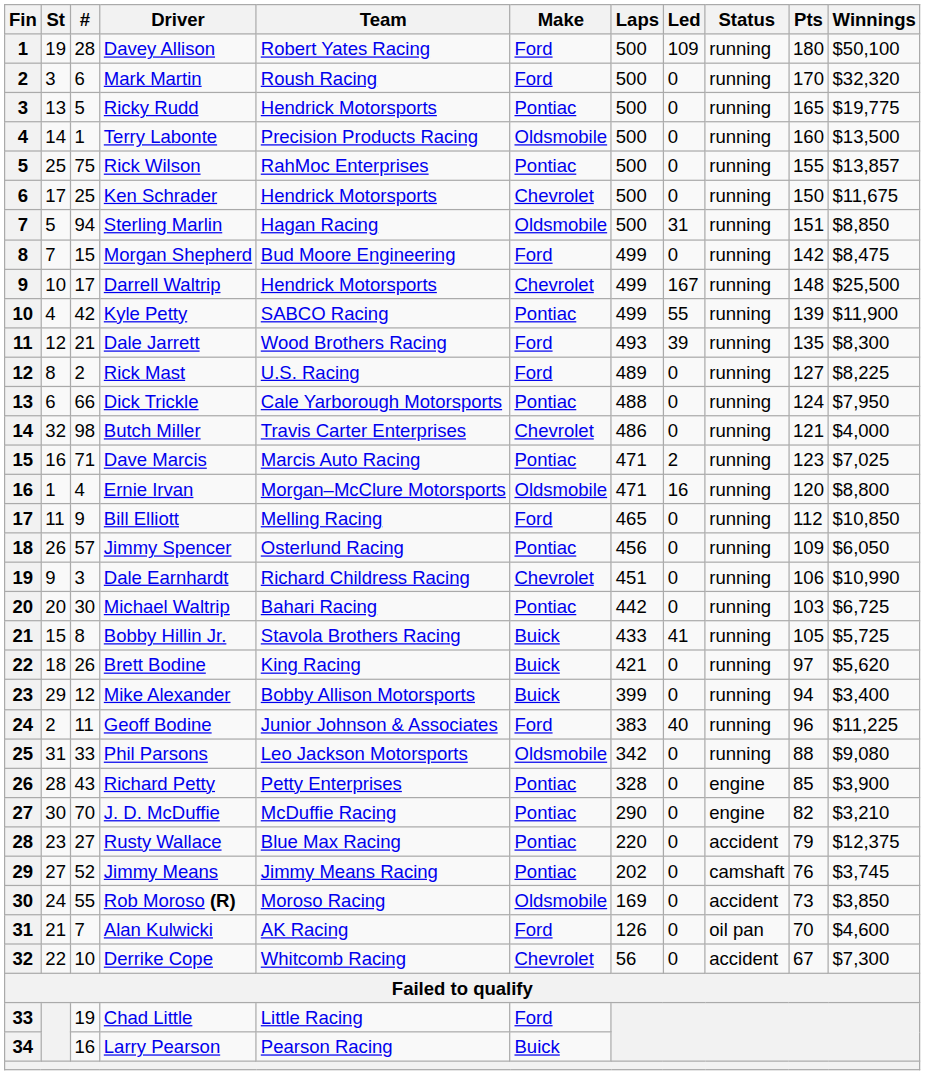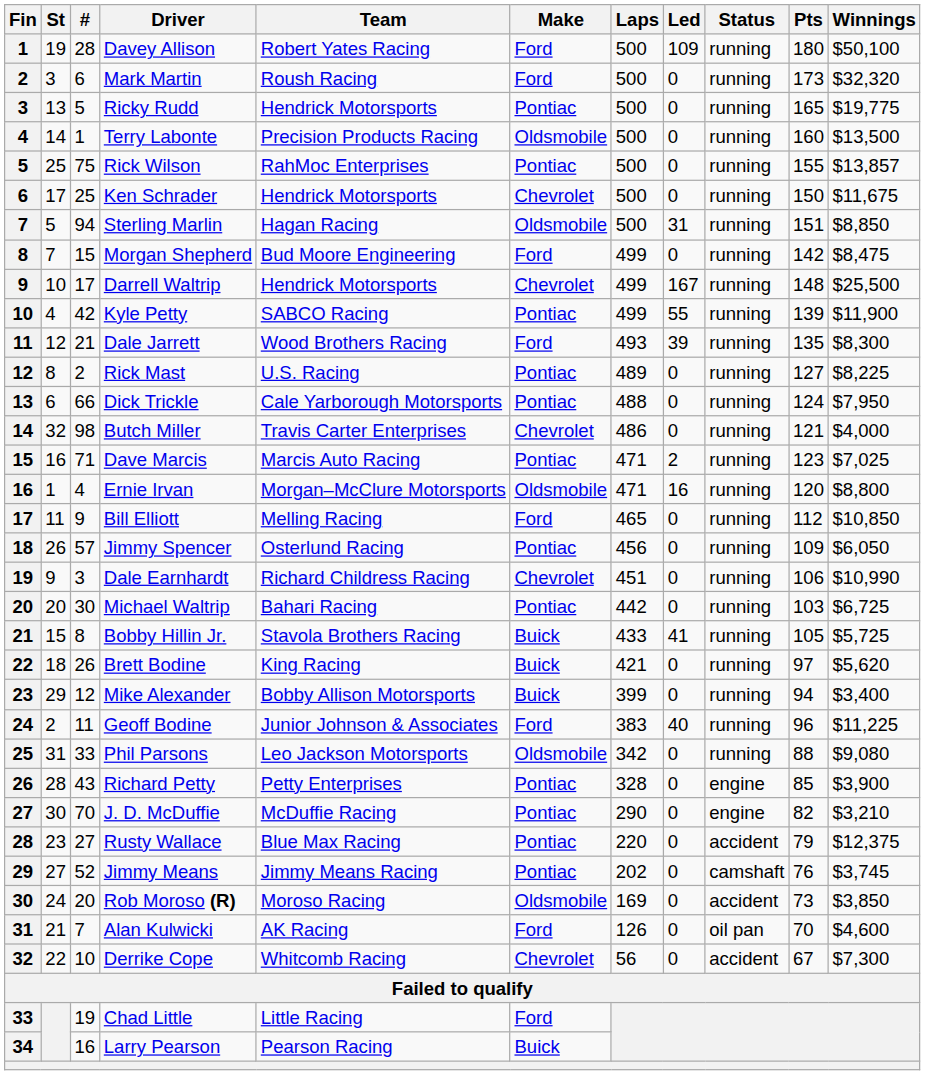(808, 78) 170 -> (808, 78) 173
(534, 372) Ford -> (545, 372) Pontiac
(85, 900) 55 -> (85, 900) 20
